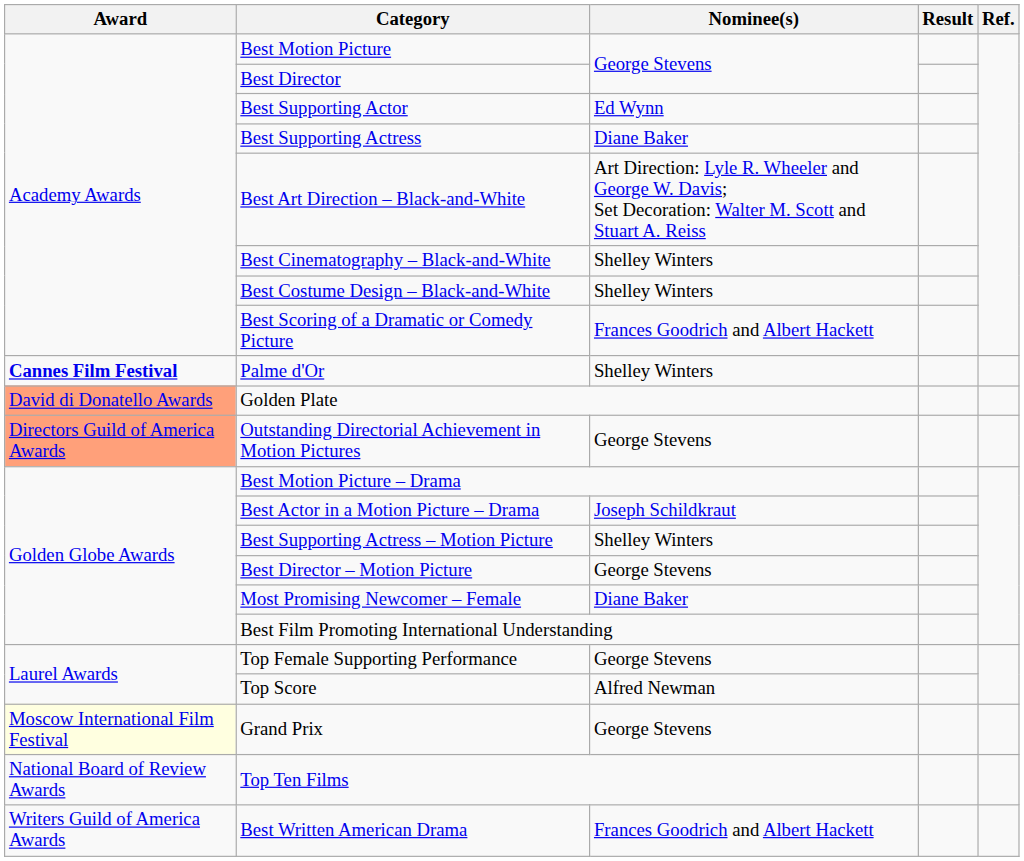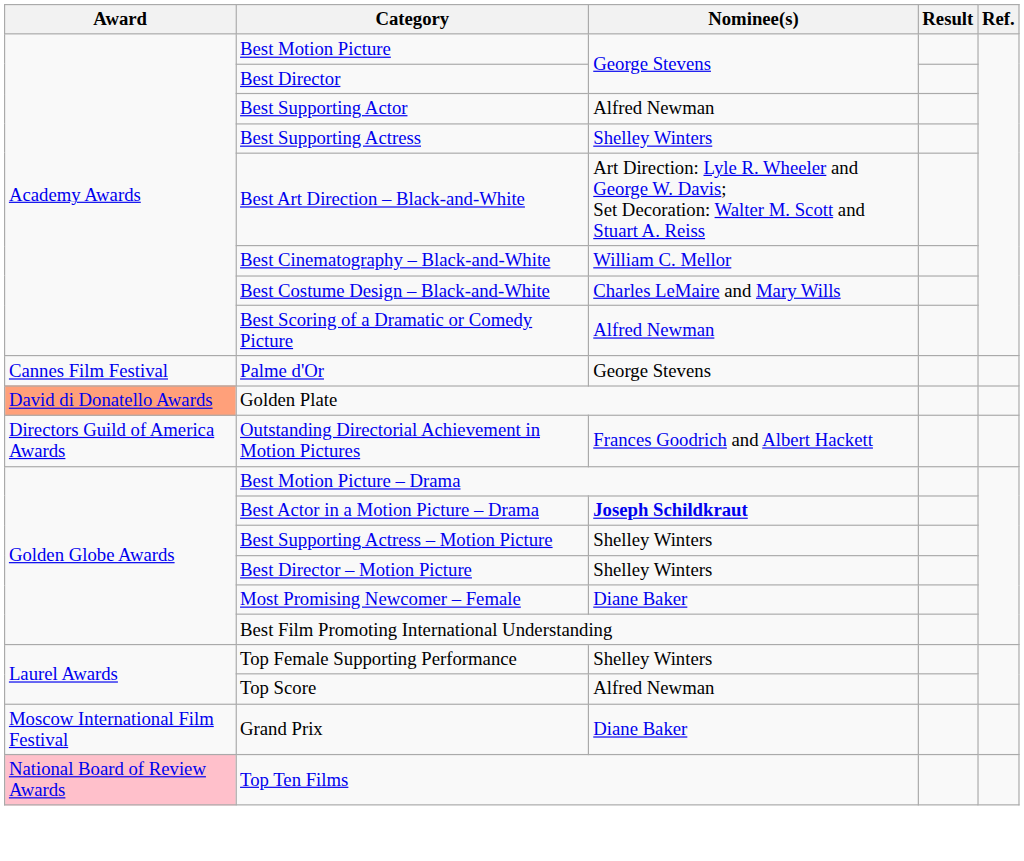(629, 108) Ed Wynn -> (654, 108) Alfred Newman
(641, 138) Diane Baker -> (653, 138) Shelley Winters
(653, 260) Shelley Winters -> (662, 260) William C. Mellor
(653, 290) Shelley Winters -> (717, 290) Charles LeMaire and Mary Wills
(734, 330) Frances Goodrich and Albert Hackett -> (654, 330) Alfred Newman
(93, 370) bold -> (88, 370) normal
(653, 370) Shelley Winters -> (652, 370) George Stevens
(112, 440) lightsalmon background -> (112, 440) no background
(653, 440) George Stevens -> (733, 440) Frances Goodrich and Albert Hackett
(665, 510) normal -> (671, 510) bold
(653, 569) George Stevens -> (653, 569) Shelley Winters
(653, 659) George Stevens -> (653, 659) Shelley Winters
(111, 728) lightyellow background -> (111, 728) no background
(653, 728) George Stevens -> (640, 728) Diane Baker
(107, 779) no background -> (107, 779) pink background
- row: (354, 830)
